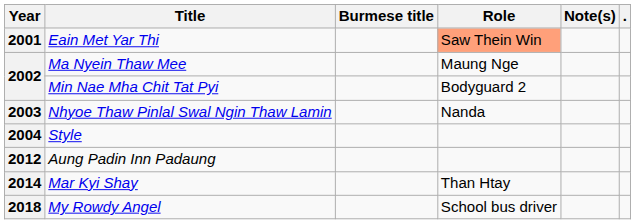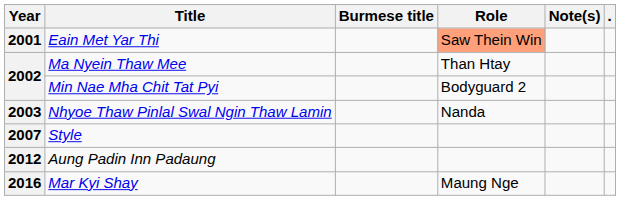(480, 64) Maung Nge -> (476, 64) Than Htay
(25, 135) 2004 -> (25, 135) 2007
(25, 183) 2014 -> (25, 183) 2016
(476, 183) Than Htay -> (480, 183) Maung Nge
- row: (104, 207)
